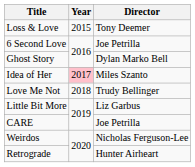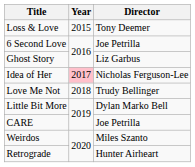(132, 59) Dylan Marko Bell -> (118, 59) Liz Garbus
(122, 75) Miles Szanto -> (142, 75) Nicholas Ferguson-Lee
(118, 106) Liz Garbus -> (132, 106) Dylan Marko Bell
(142, 138) Nicholas Ferguson-Lee -> (122, 138) Miles Szanto
